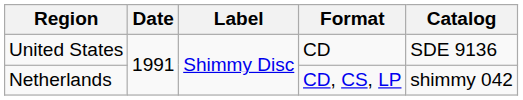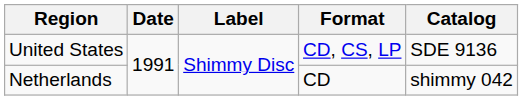(317, 49) CD -> (352, 49) CD, CS, LP
(352, 79) CD, CS, LP -> (317, 79) CD
